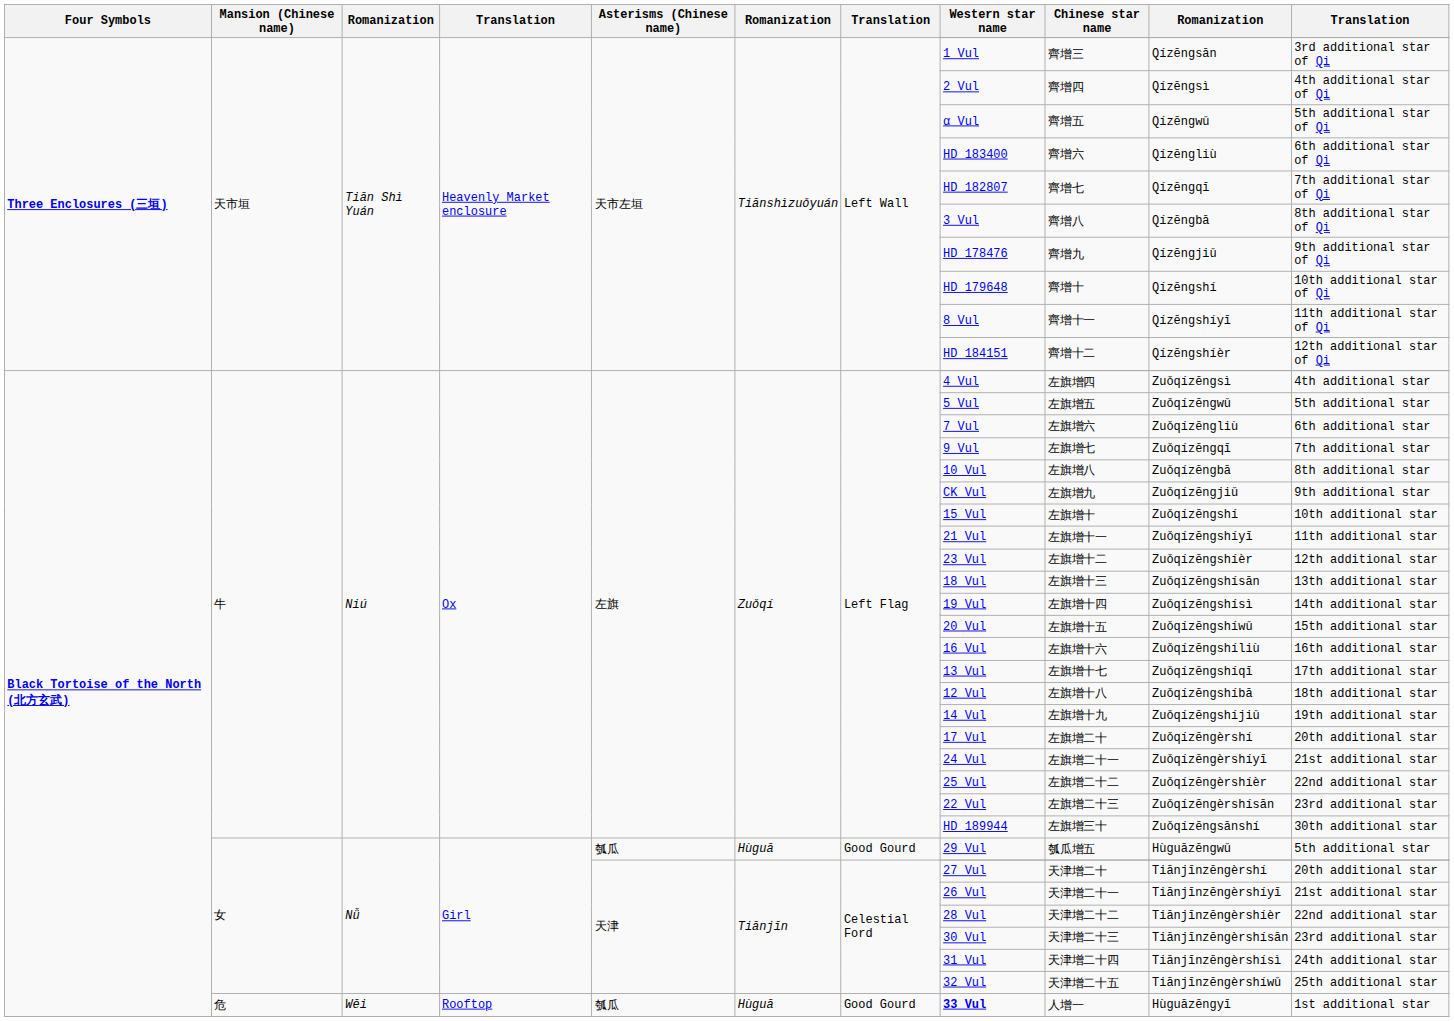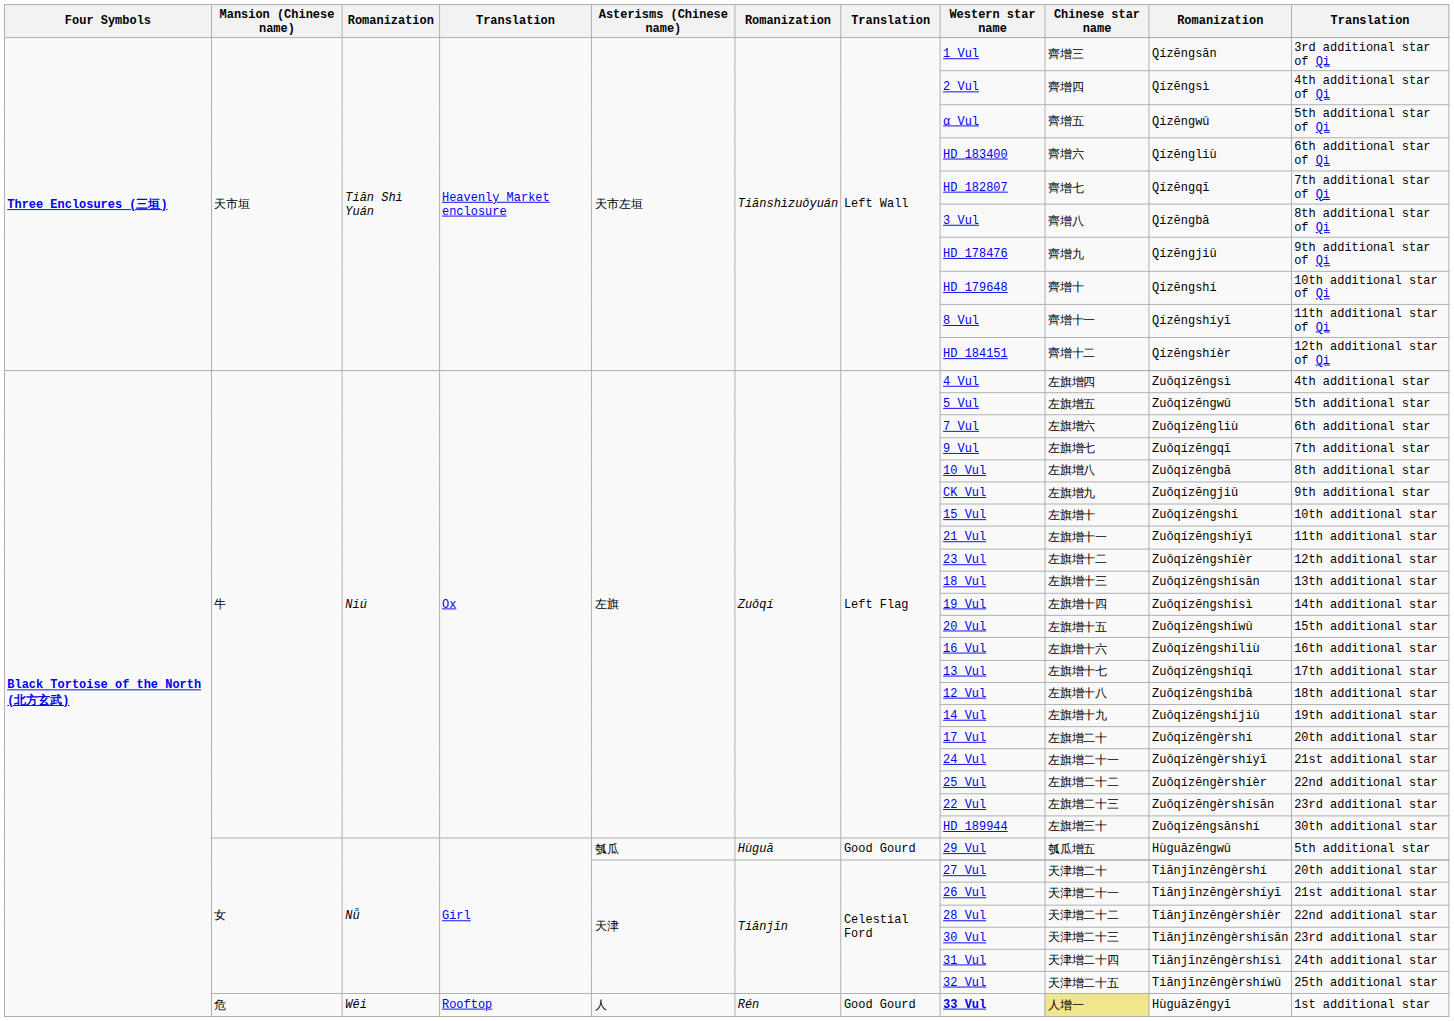(607, 1005) 瓠瓜 -> (601, 1005) 人
(756, 1005) Hùguā -> (749, 1005) Rén
(1066, 1005) no background -> (1066, 1005) khaki background
